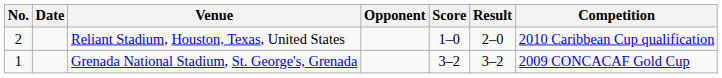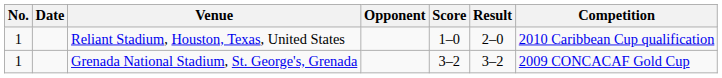(18, 38) 2 -> (18, 38) 1
